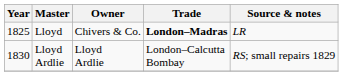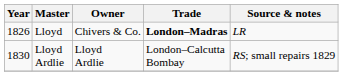(18, 31) 1825 -> (18, 31) 1826
